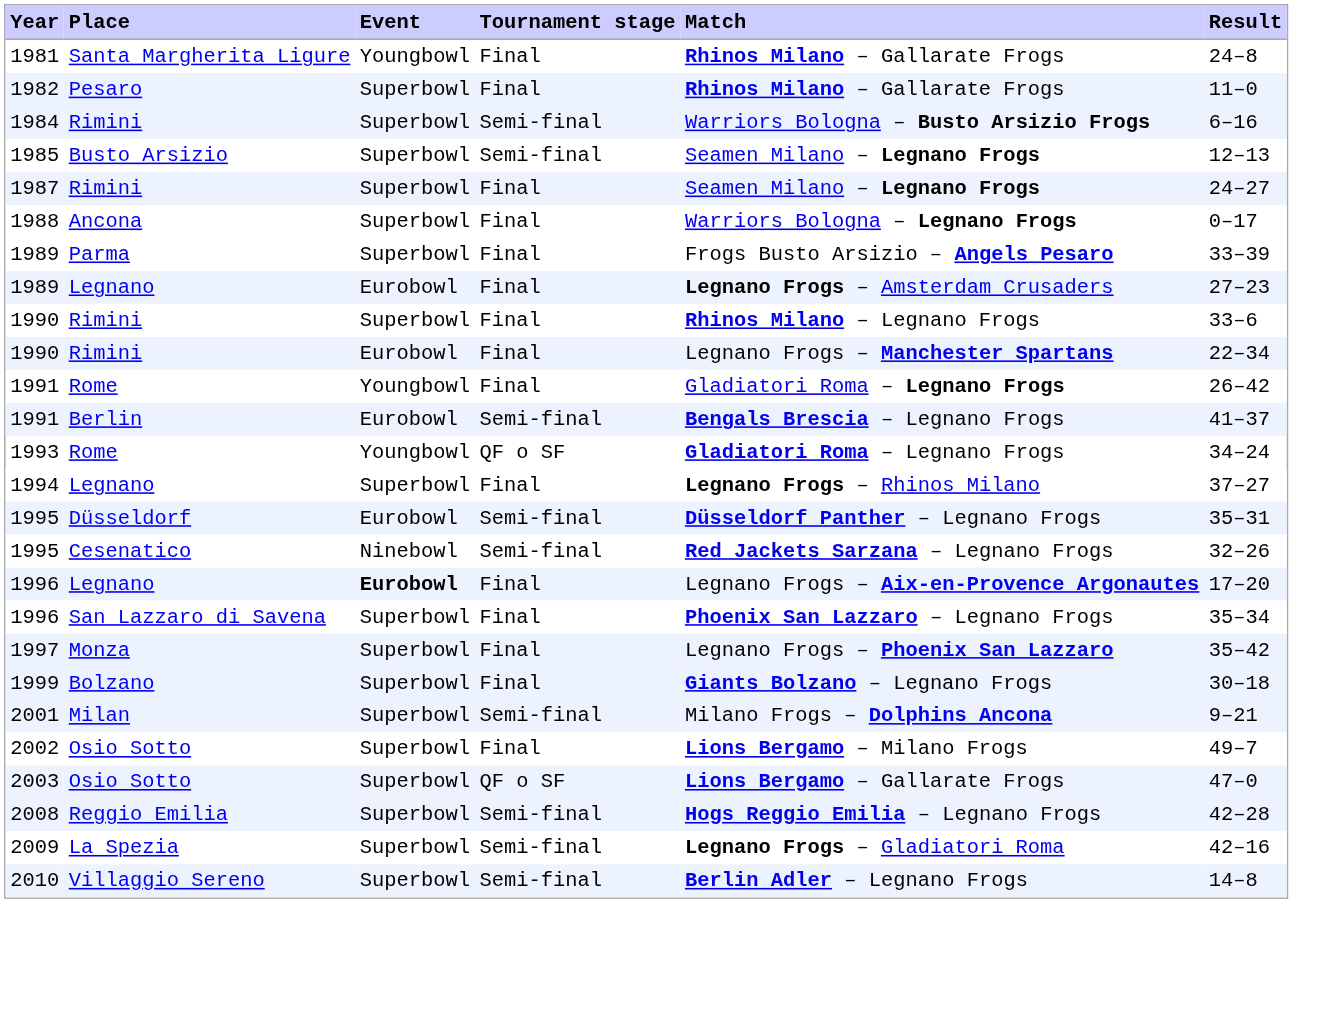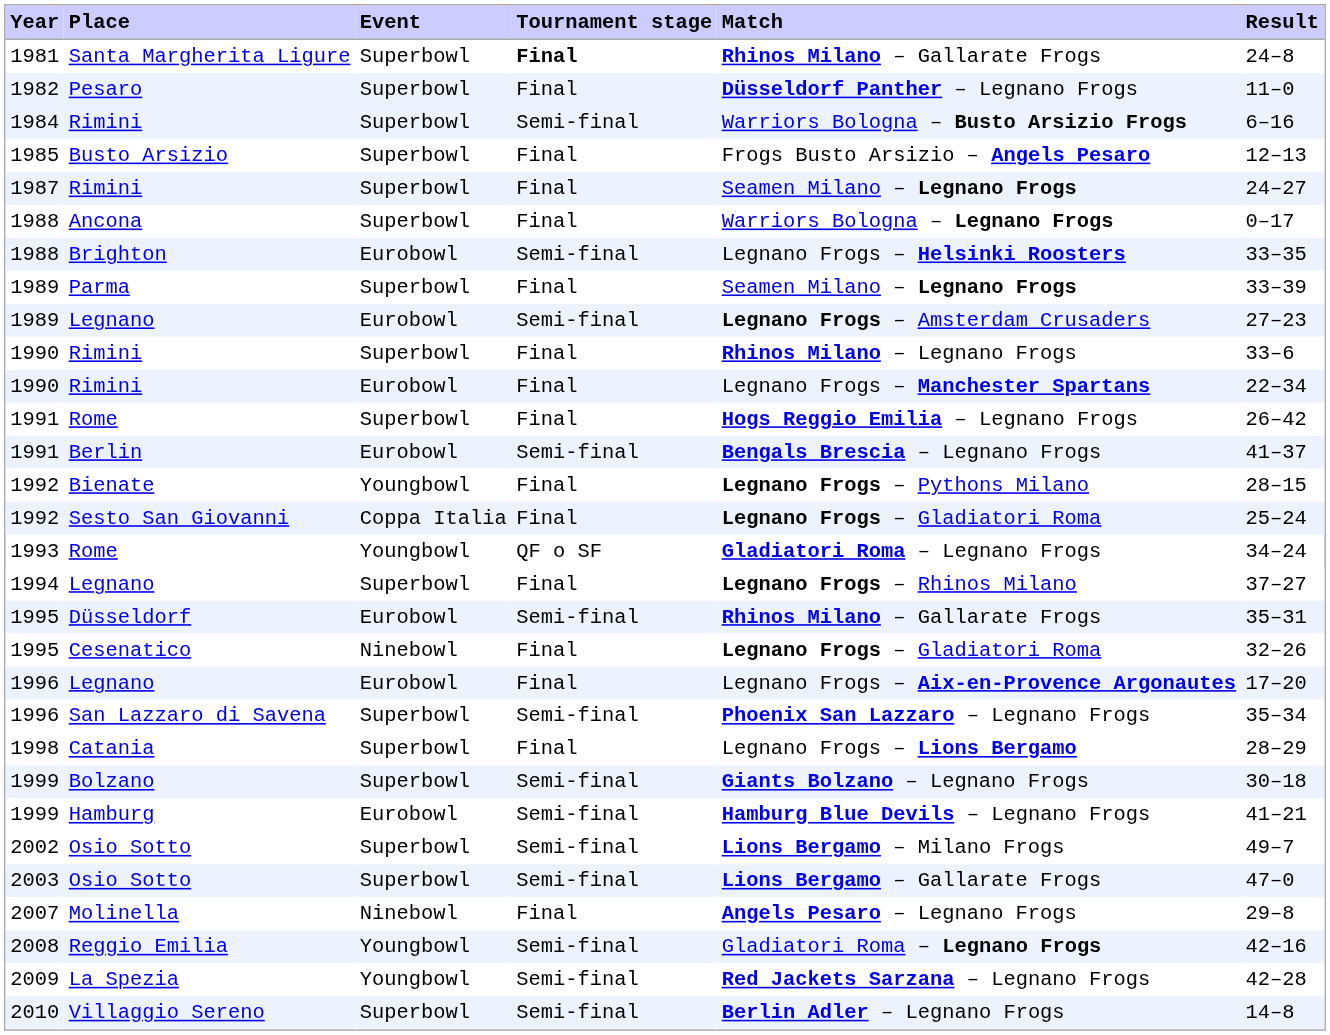(415, 57) Youngbowl -> (415, 57) Superbowl
(510, 57) normal -> (547, 57) bold
(875, 90) Rhinos Milano – Gallarate Frogs -> (930, 90) Düsseldorf Panther – Legnano Frogs
(541, 156) Semi-final -> (547, 156) Final
(863, 156) Seamen Milano – Legnano Frogs -> (936, 156) Frogs Busto Arsizio – Angels Pesaro
+ row: (35, 254)
(899, 254) Frogs Busto Arsizio – Angels Pesaro -> (899, 287) Seamen Milano – Legnano Frogs
(510, 287) Final -> (578, 320) Semi-final
(415, 386) Youngbowl -> (415, 419) Superbowl
(875, 386) Gladiatori Roma – Legnano Frogs -> (930, 419) Hogs Reggio Emilia – Legnano Frogs
+ row: (35, 485)
+ row: (35, 518)
(893, 518) Düsseldorf Panther – Legnano Frogs -> (912, 617) Rhinos Milano – Gallarate Frogs
(541, 551) Semi-final -> (547, 650) Final
(899, 551) Red Jackets Sarzana – Legnano Frogs -> (912, 650) Legnano Frogs – Gladiatori Roma
(409, 584) bold -> (409, 683) normal
(510, 617) Final -> (578, 716) Semi-final
- row: (35, 650)
+ row: (35, 749)
(510, 683) Final -> (578, 782) Semi-final
+ row: (35, 815)
- row: (35, 716)
(510, 749) Final -> (578, 848) Semi-final
(522, 782) QF o SF -> (578, 881) Semi-final
+ row: (35, 914)
(415, 815) Superbowl -> (415, 947) Youngbowl
(893, 815) Hogs Reggio Emilia – Legnano Frogs -> (912, 947) Gladiatori Roma – Legnano Frogs
(1239, 815) 42–28 -> (1276, 947) 42–16
(415, 848) Superbowl -> (415, 980) Youngbowl
(875, 848) Legnano Frogs – Gladiatori Roma -> (936, 980) Red Jackets Sarzana – Legnano Frogs
(1239, 848) 42–16 -> (1276, 980) 42–28
